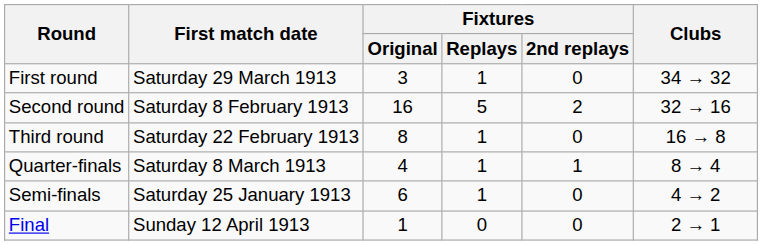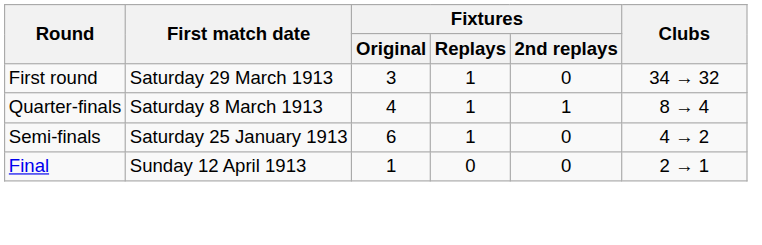- row: (67, 107)
- row: (56, 136)
